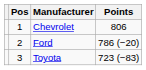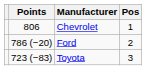columns swapped: (20, 12) <-> (119, 12)
